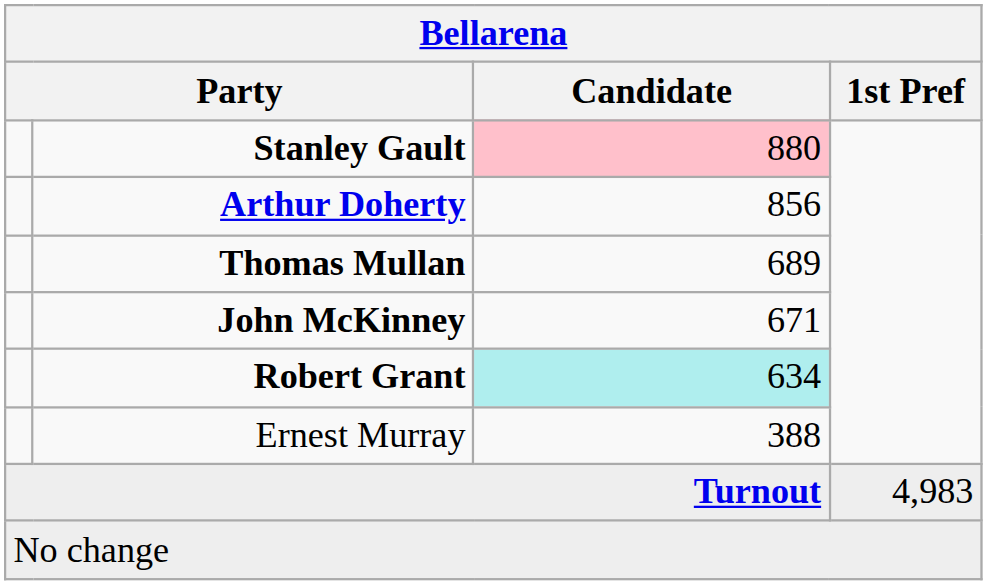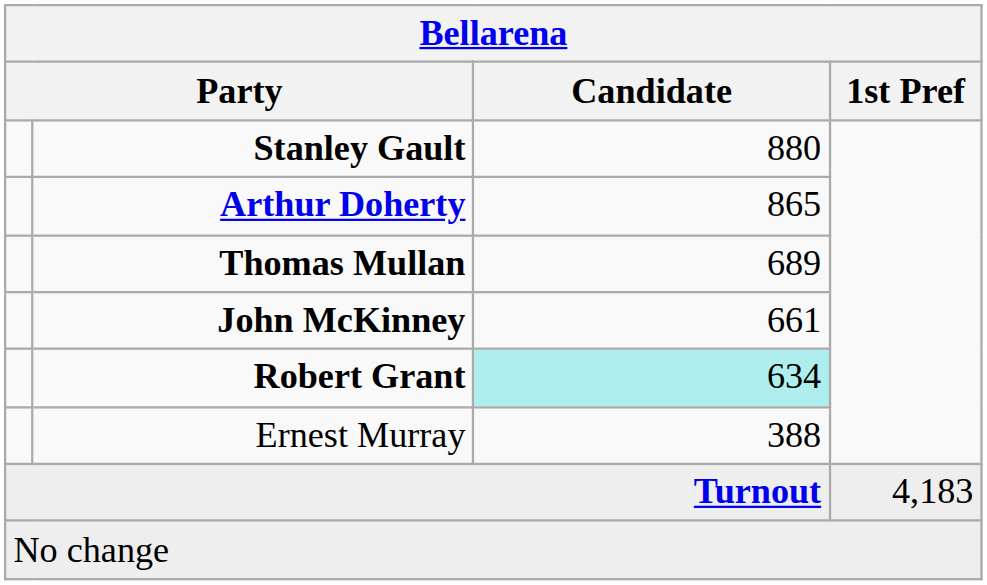(794, 147) pink background -> (794, 147) no background
(794, 205) 856 -> (794, 205) 865
(794, 319) 671 -> (794, 319) 661
(933, 491) 4,983 -> (933, 491) 4,183
